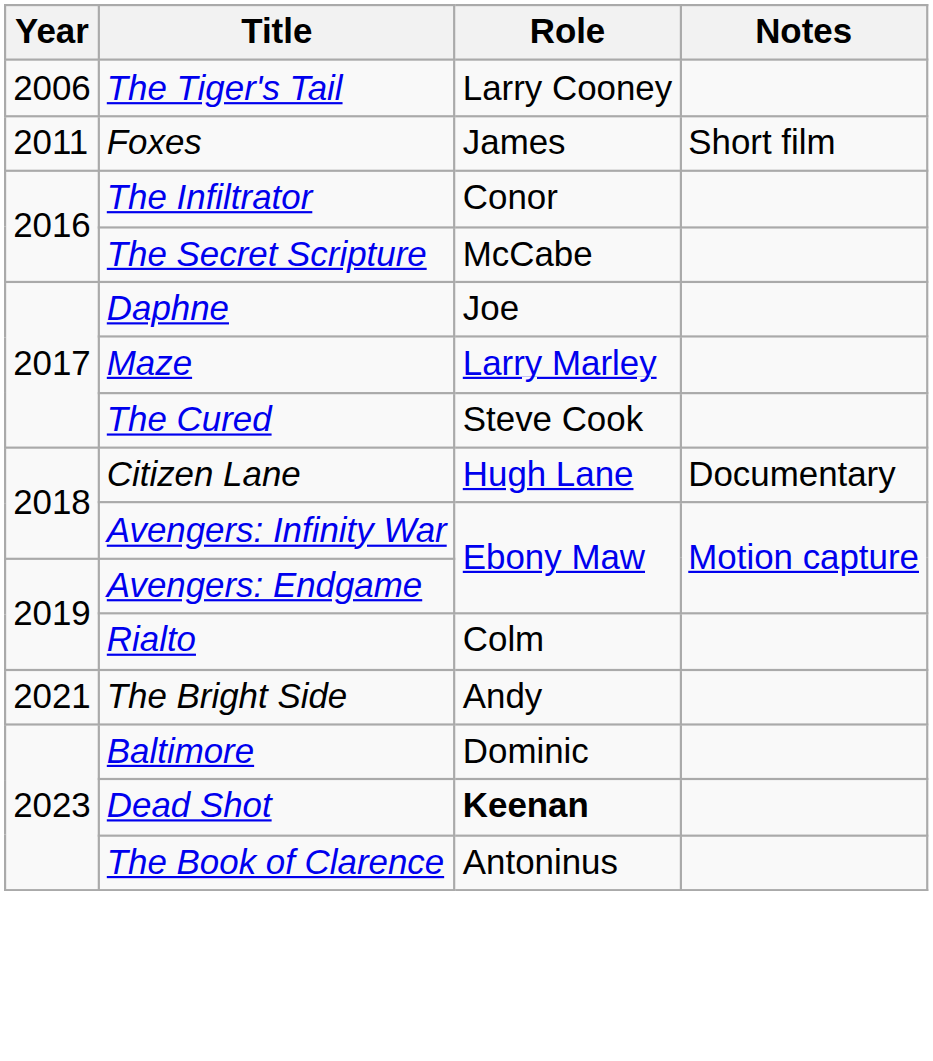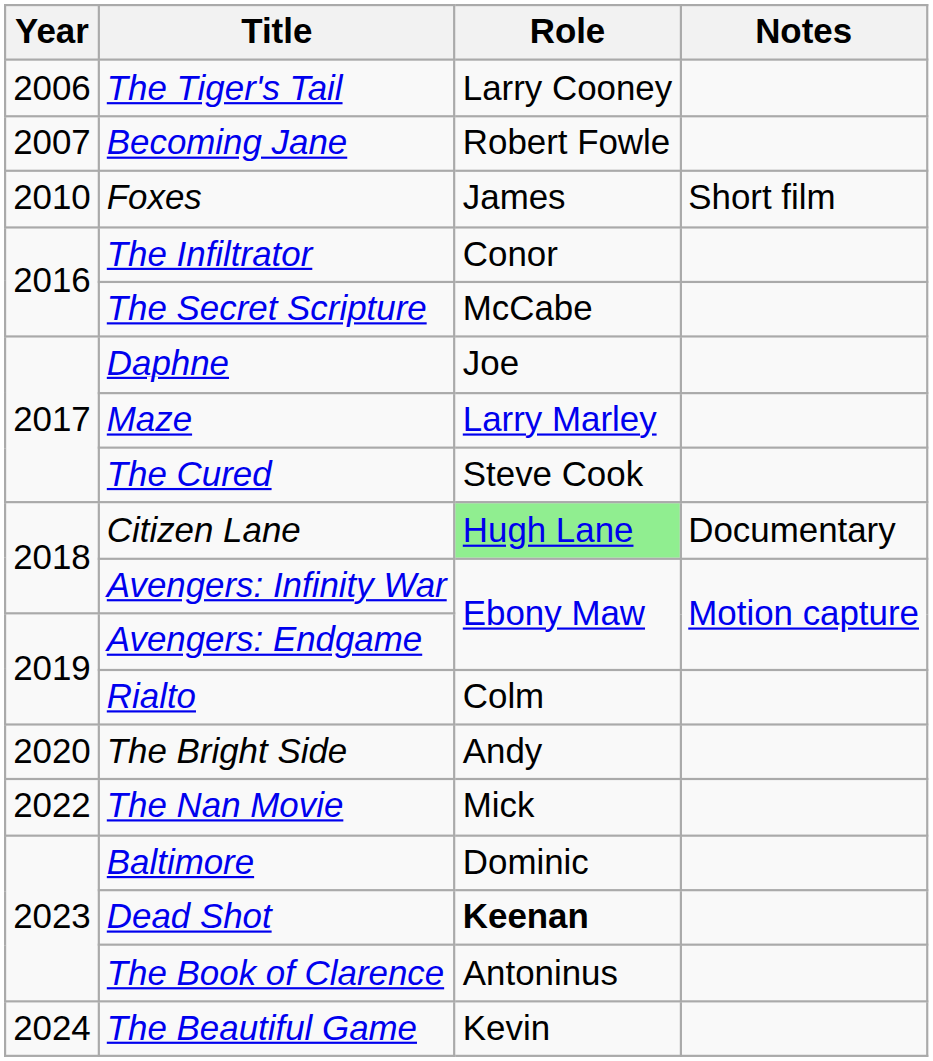+ row: (227, 142)
(51, 142) 2011 -> (52, 198) 2010
(548, 474) no background -> (548, 530) lightgreen background
(52, 695) 2021 -> (52, 751) 2020
+ row: (225, 806)
+ row: (262, 1027)
